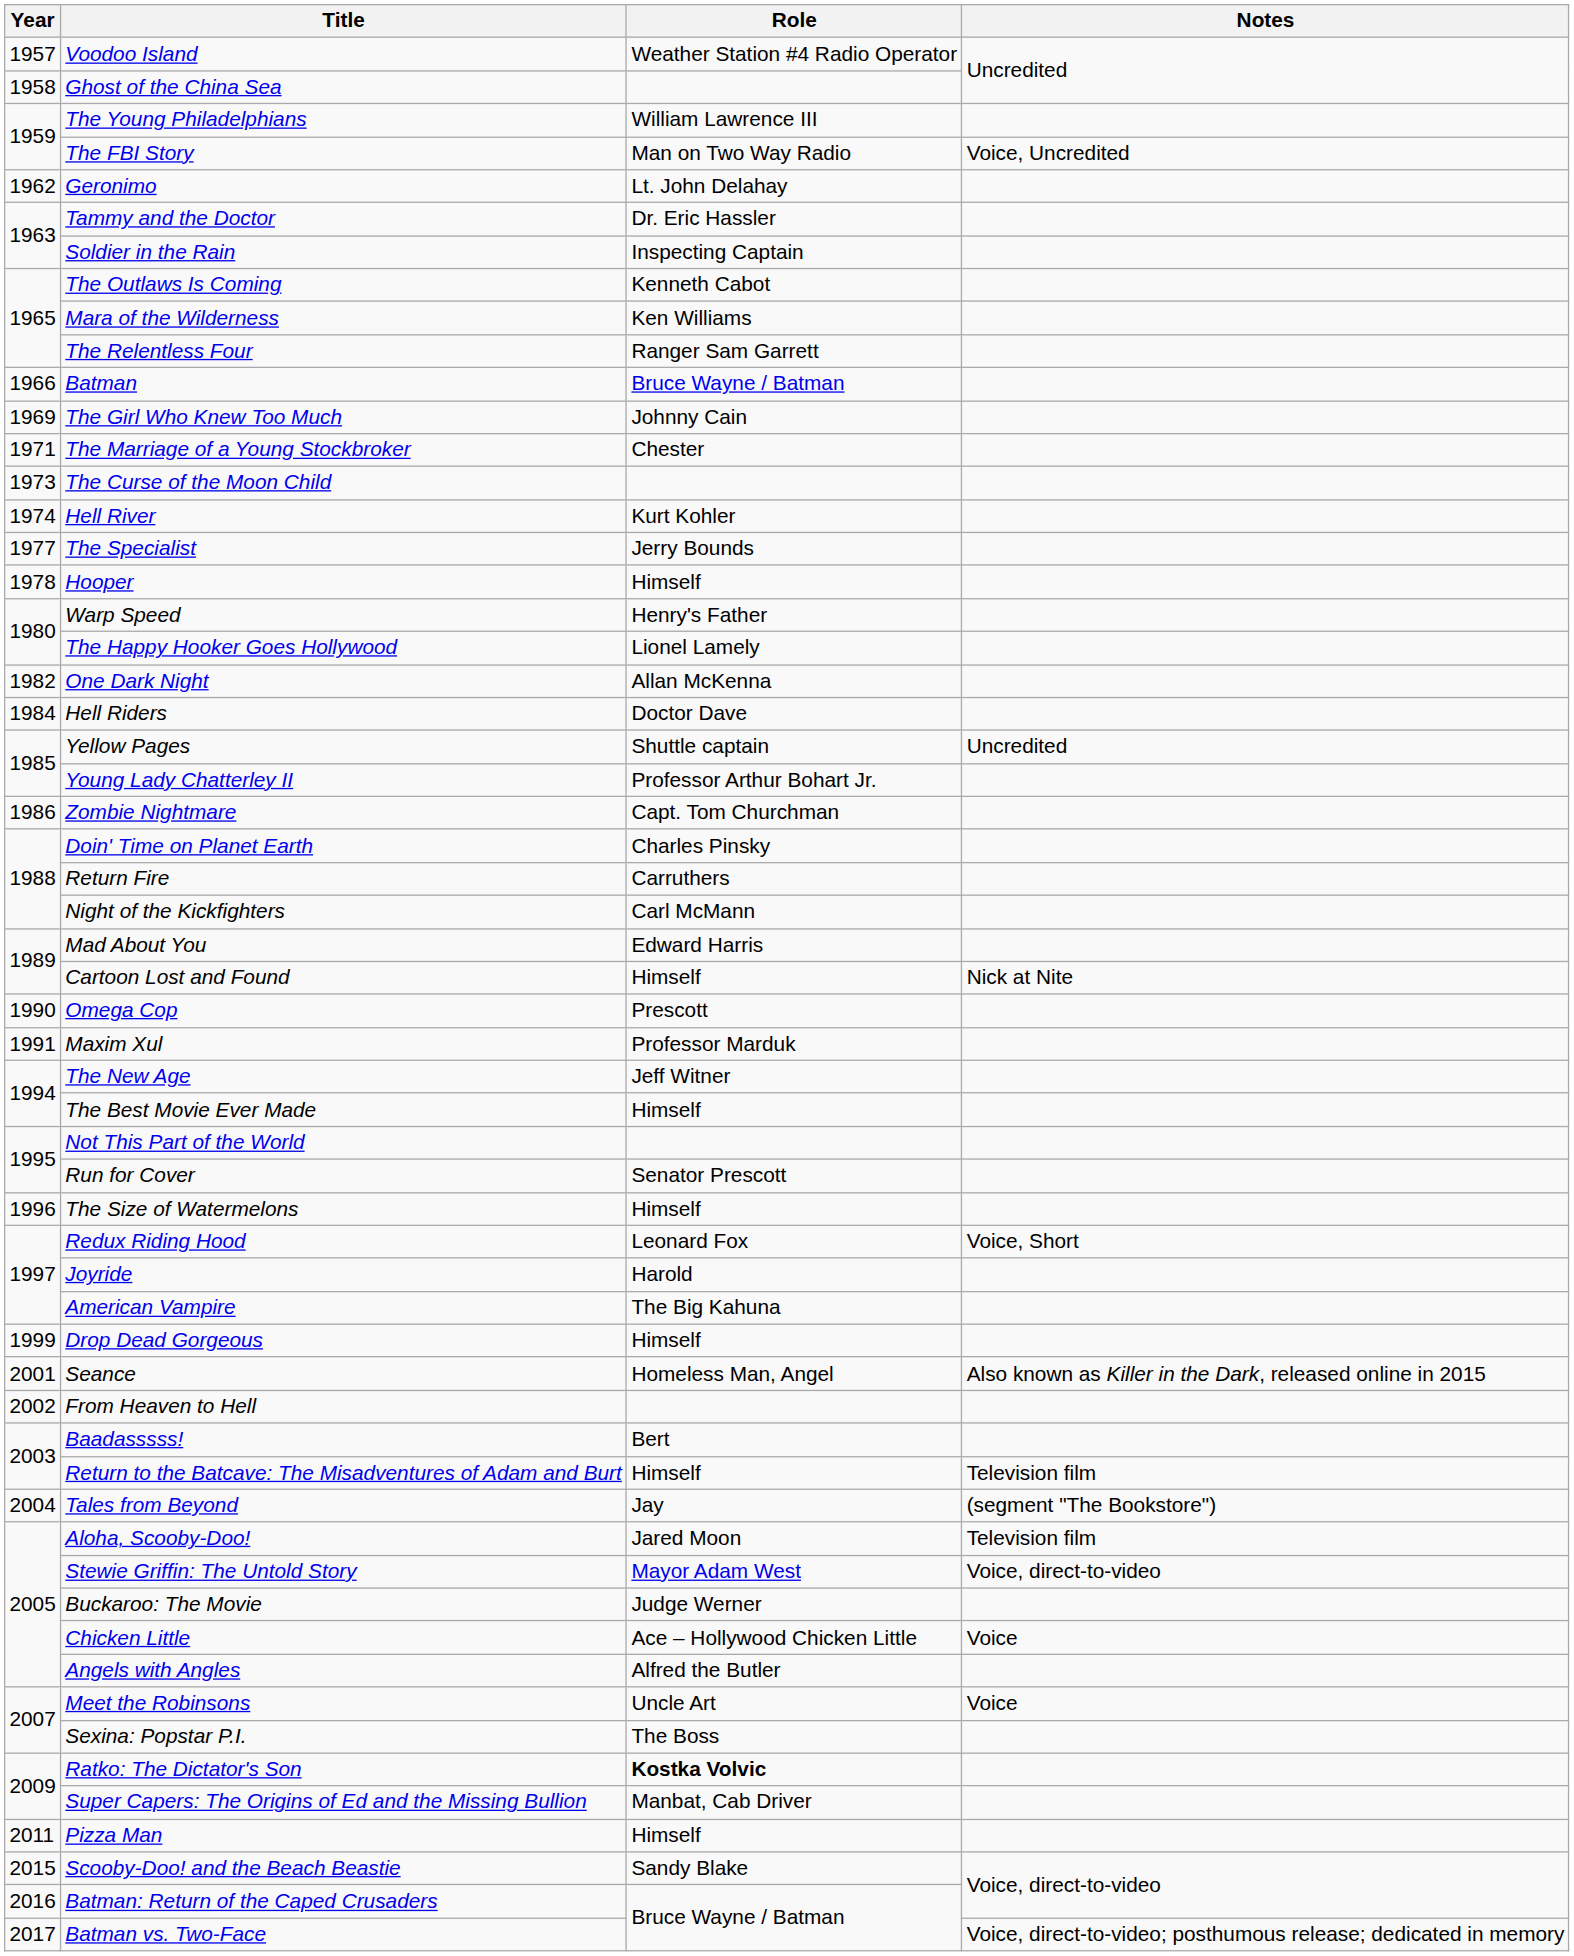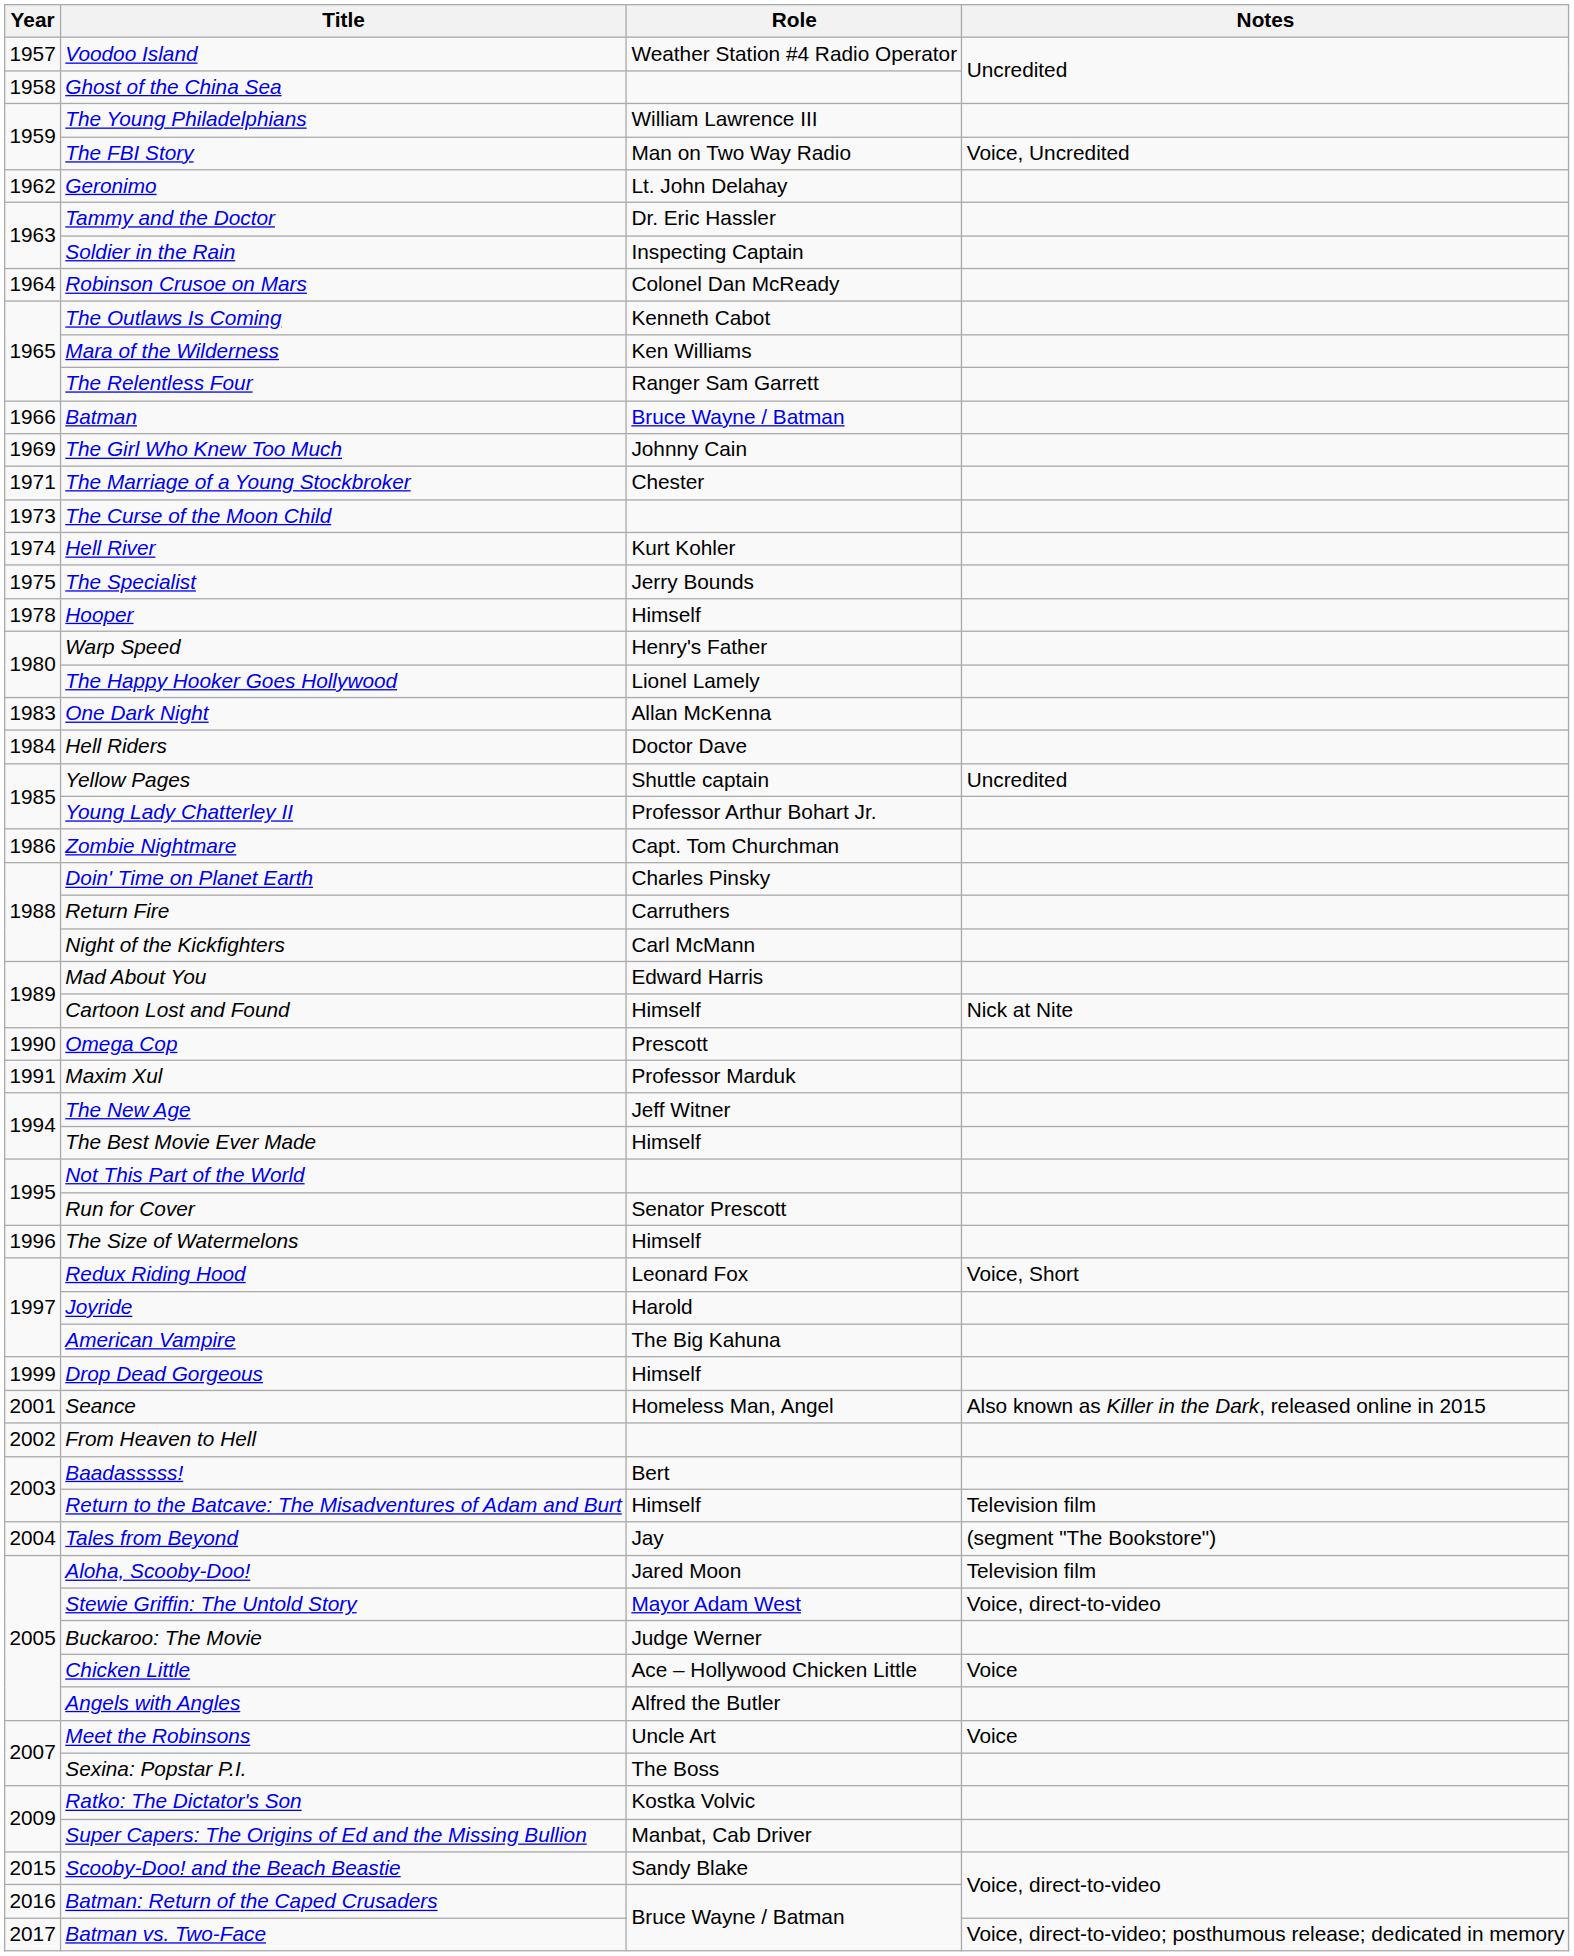+ row: (186, 284)
(33, 548) 1977 -> (33, 581) 1975
(33, 680) 1982 -> (33, 713) 1983
(699, 1769) bold -> (693, 1802) normal
- row: (114, 1835)
